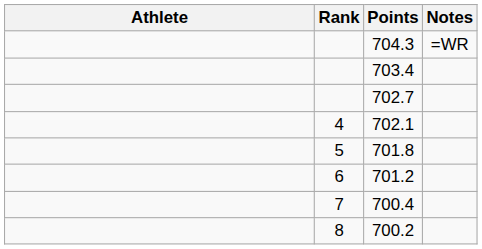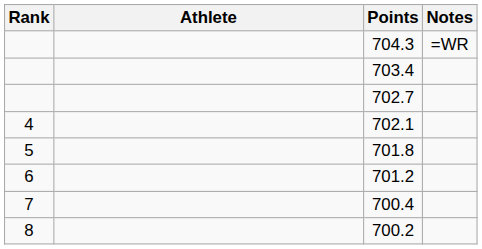columns swapped: (339, 17) <-> (160, 17)
